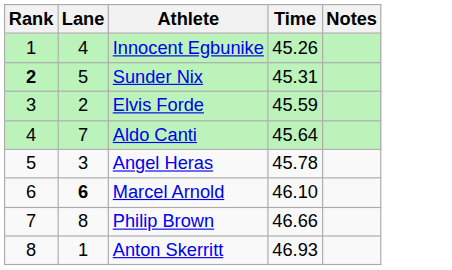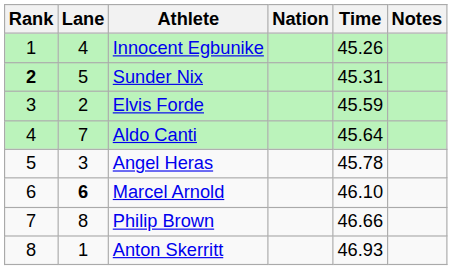+ column: (301, 18)
